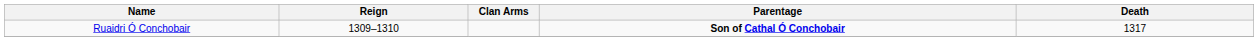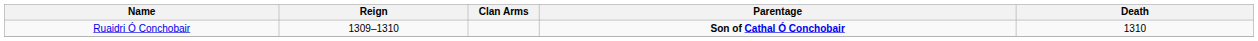(1135, 28) 1317 -> (1135, 28) 1310
